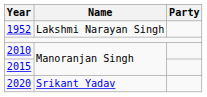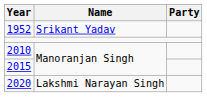(100, 29) Lakshmi Narayan Singh -> (76, 29) Srikant Yadav
(76, 84) Srikant Yadav -> (100, 84) Lakshmi Narayan Singh
